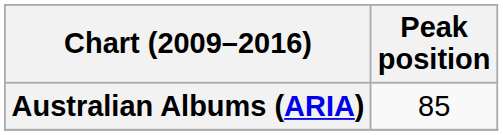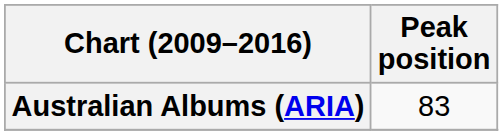(434, 105) 85 -> (434, 105) 83
